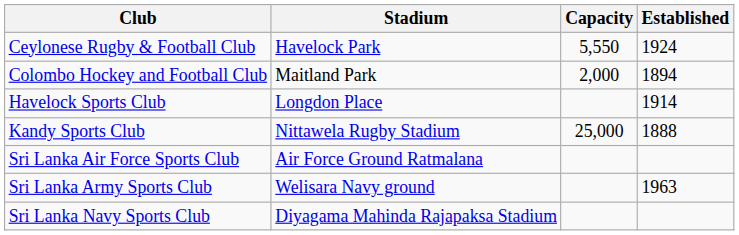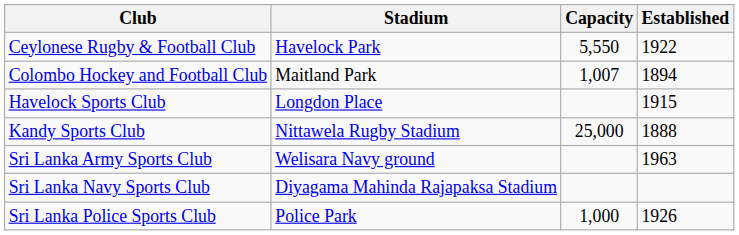(659, 46) 1924 -> (659, 46) 1922
(599, 74) 2,000 -> (599, 74) 1,007
(659, 103) 1914 -> (659, 103) 1915
- row: (124, 159)
+ row: (112, 215)
